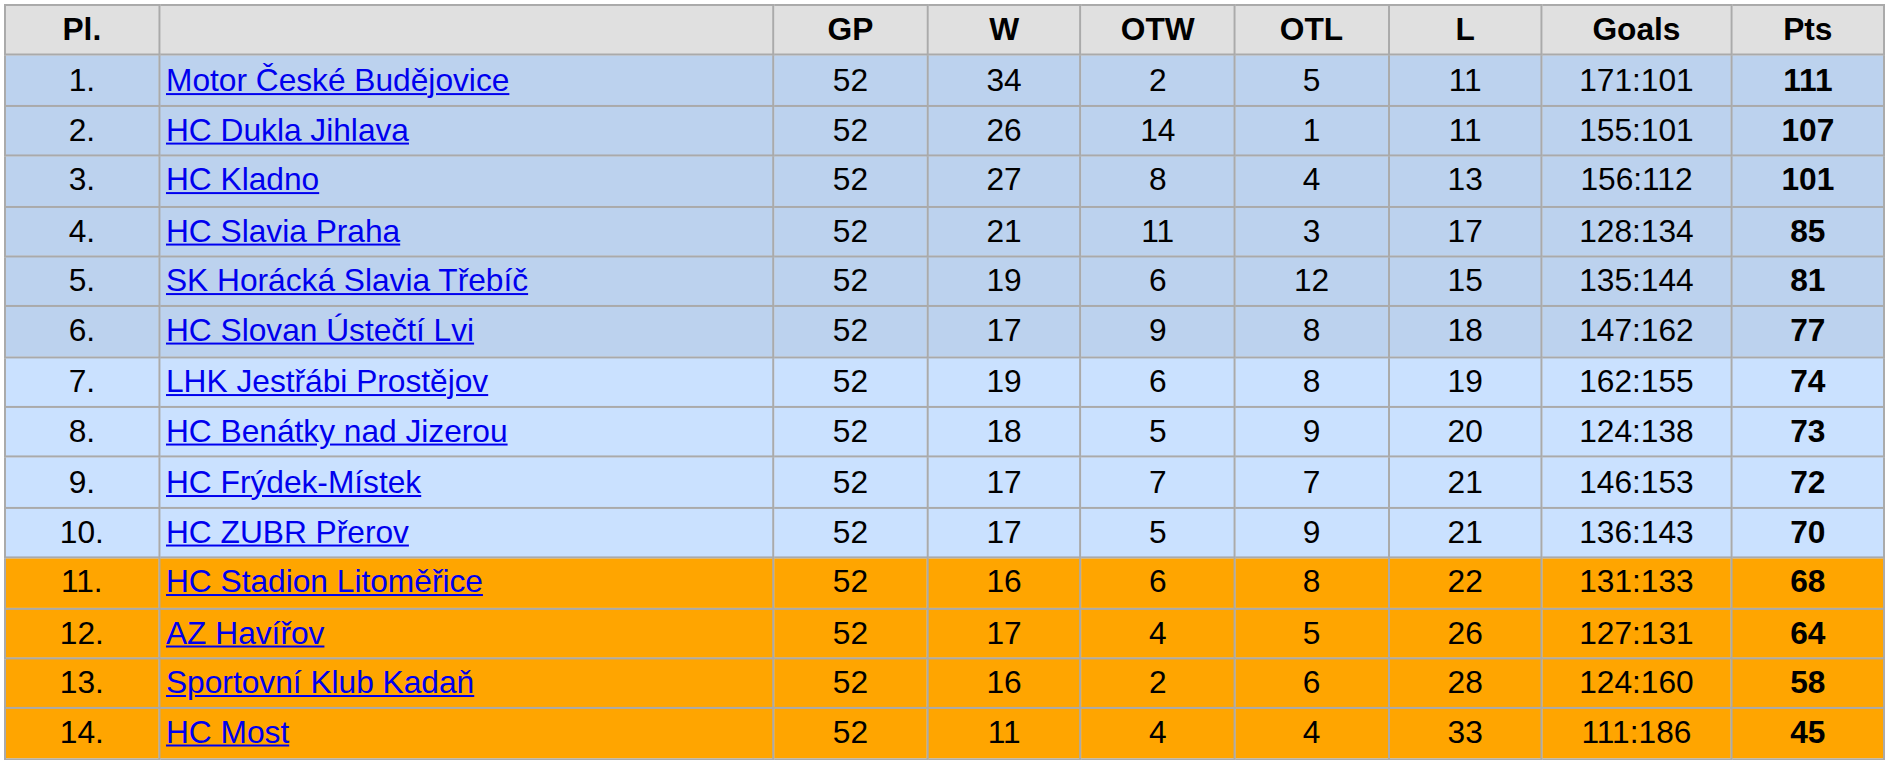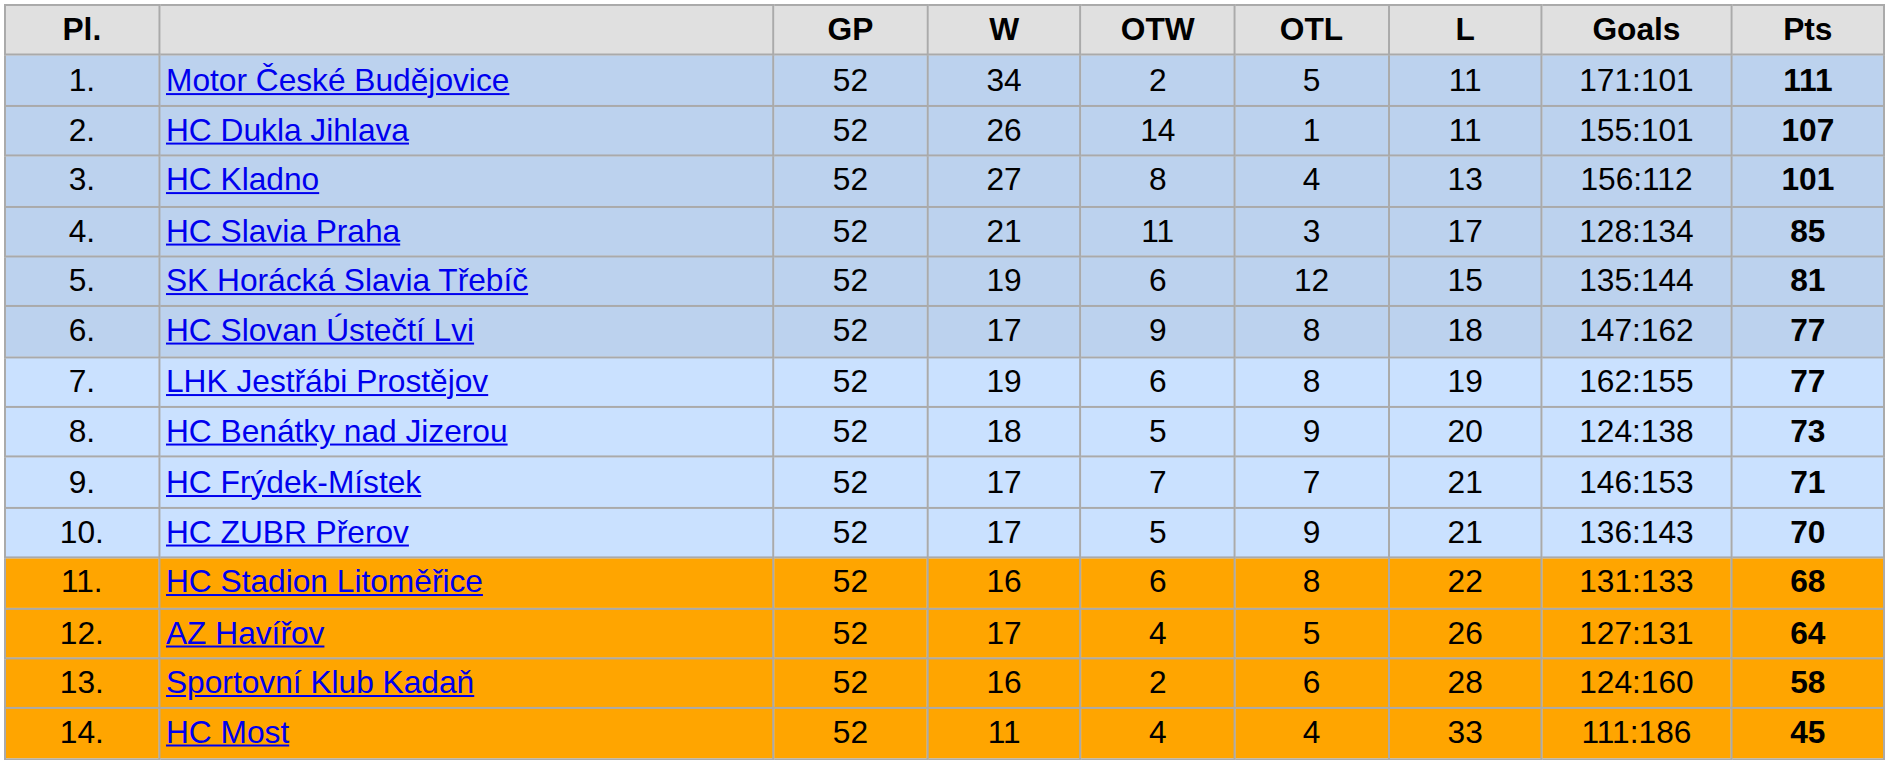(1808, 381) 74 -> (1808, 381) 77
(1808, 481) 72 -> (1808, 481) 71
